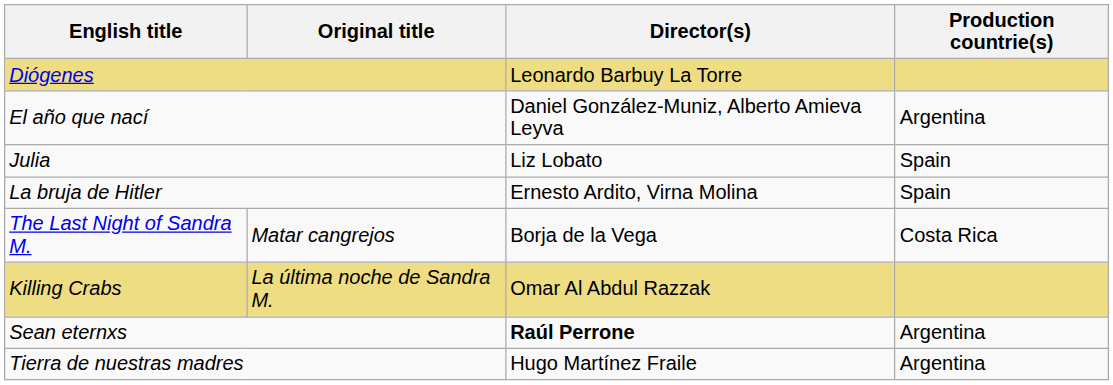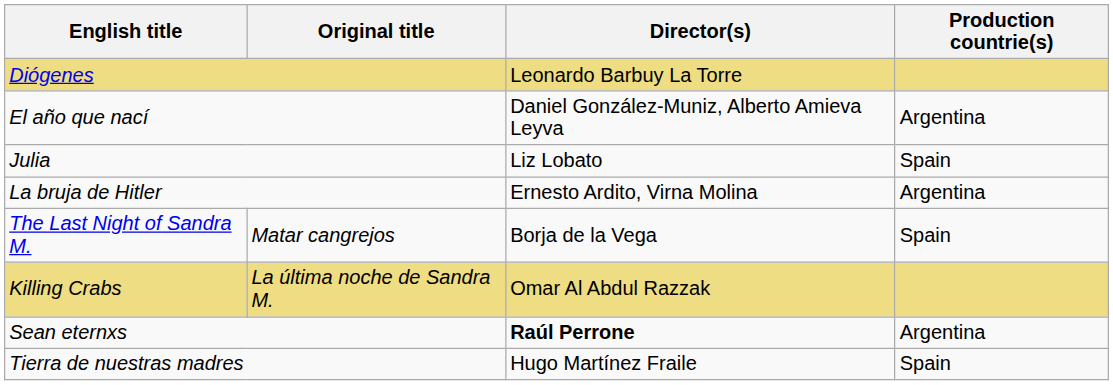(925, 192) Spain -> (943, 192) Argentina
(949, 235) Costa Rica -> (925, 235) Spain
(943, 364) Argentina -> (925, 364) Spain
